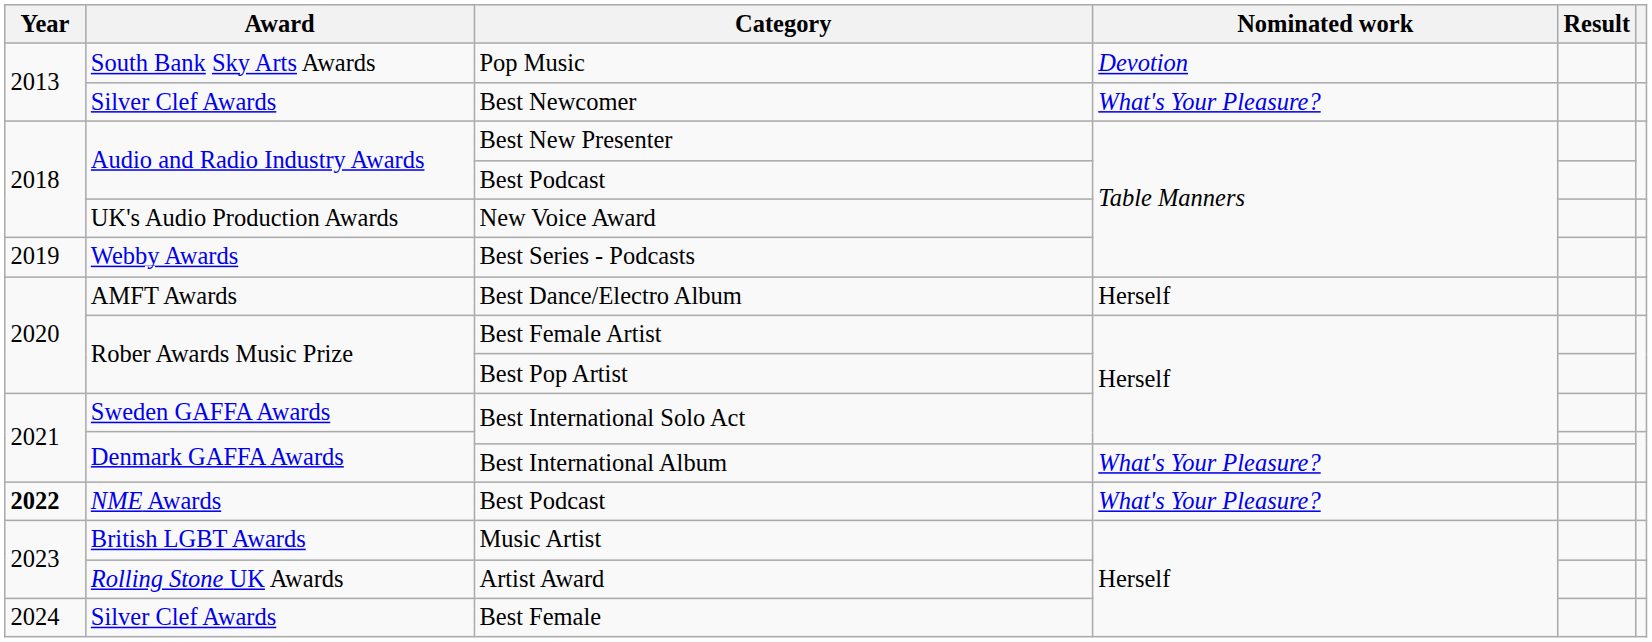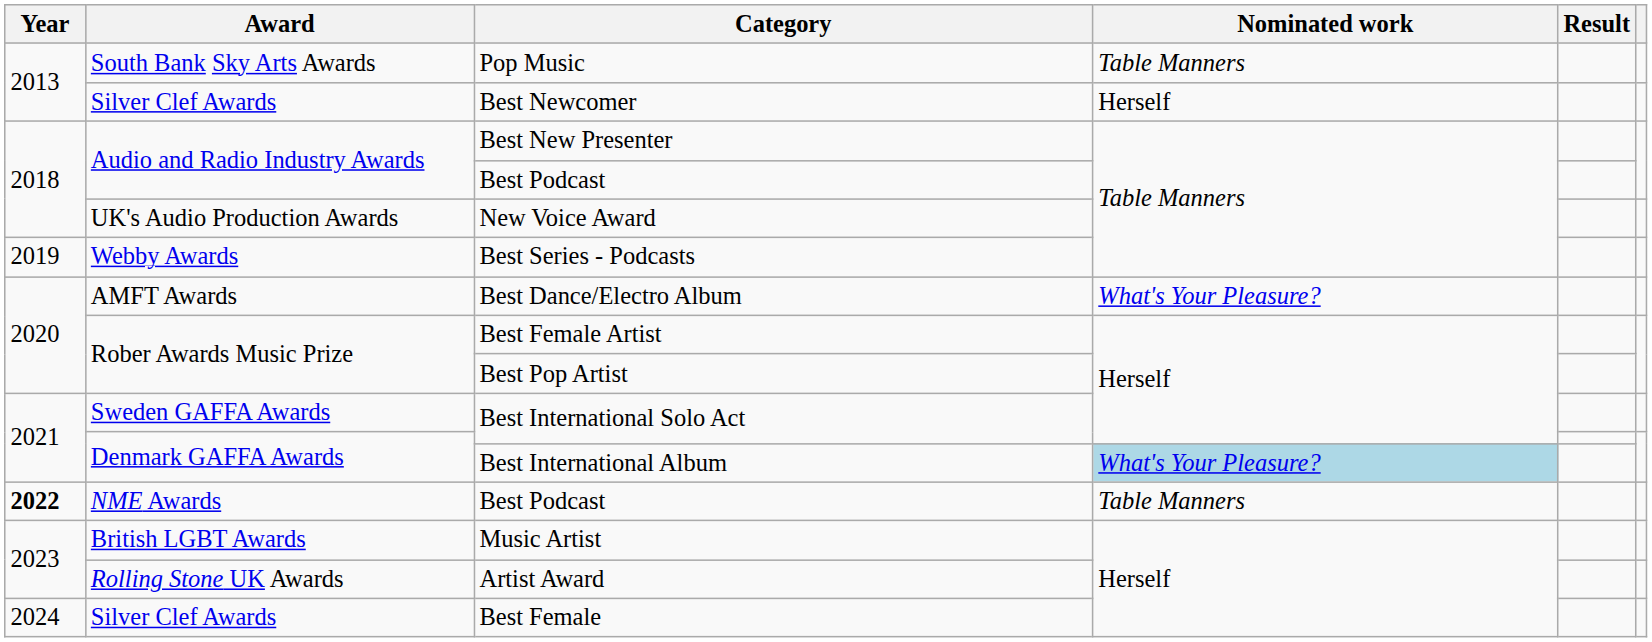(1143, 62) Devotion -> (1172, 62) Table Manners
(1209, 101) What's Your Pleasure? -> (1134, 101) Herself
(1134, 295) Herself -> (1209, 295) What's Your Pleasure?
(1209, 462) no background -> (1209, 462) lightblue background
(1209, 501) What's Your Pleasure? -> (1172, 501) Table Manners
